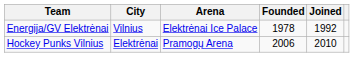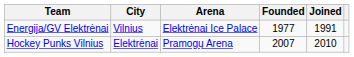(283, 28) 1978 -> (283, 28) 1977
(326, 28) 1992 -> (326, 28) 1991
(283, 44) 2006 -> (283, 44) 2007
